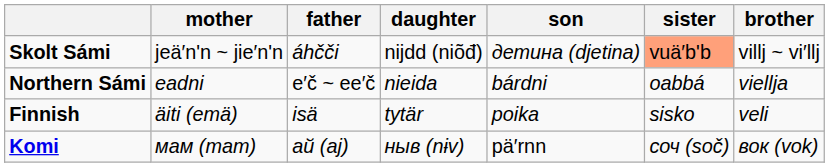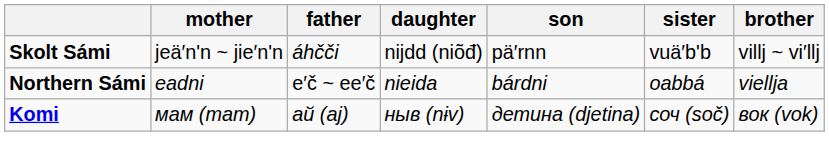(566, 51) детина (djetina) -> (519, 51) pä′rnn
(680, 51) lightsalmon background -> (680, 51) no background
- row: (44, 114)
(519, 146) pä′rnn -> (566, 114) детина (djetina)
